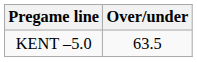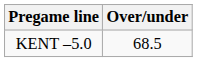(147, 43) 63.5 -> (147, 43) 68.5
